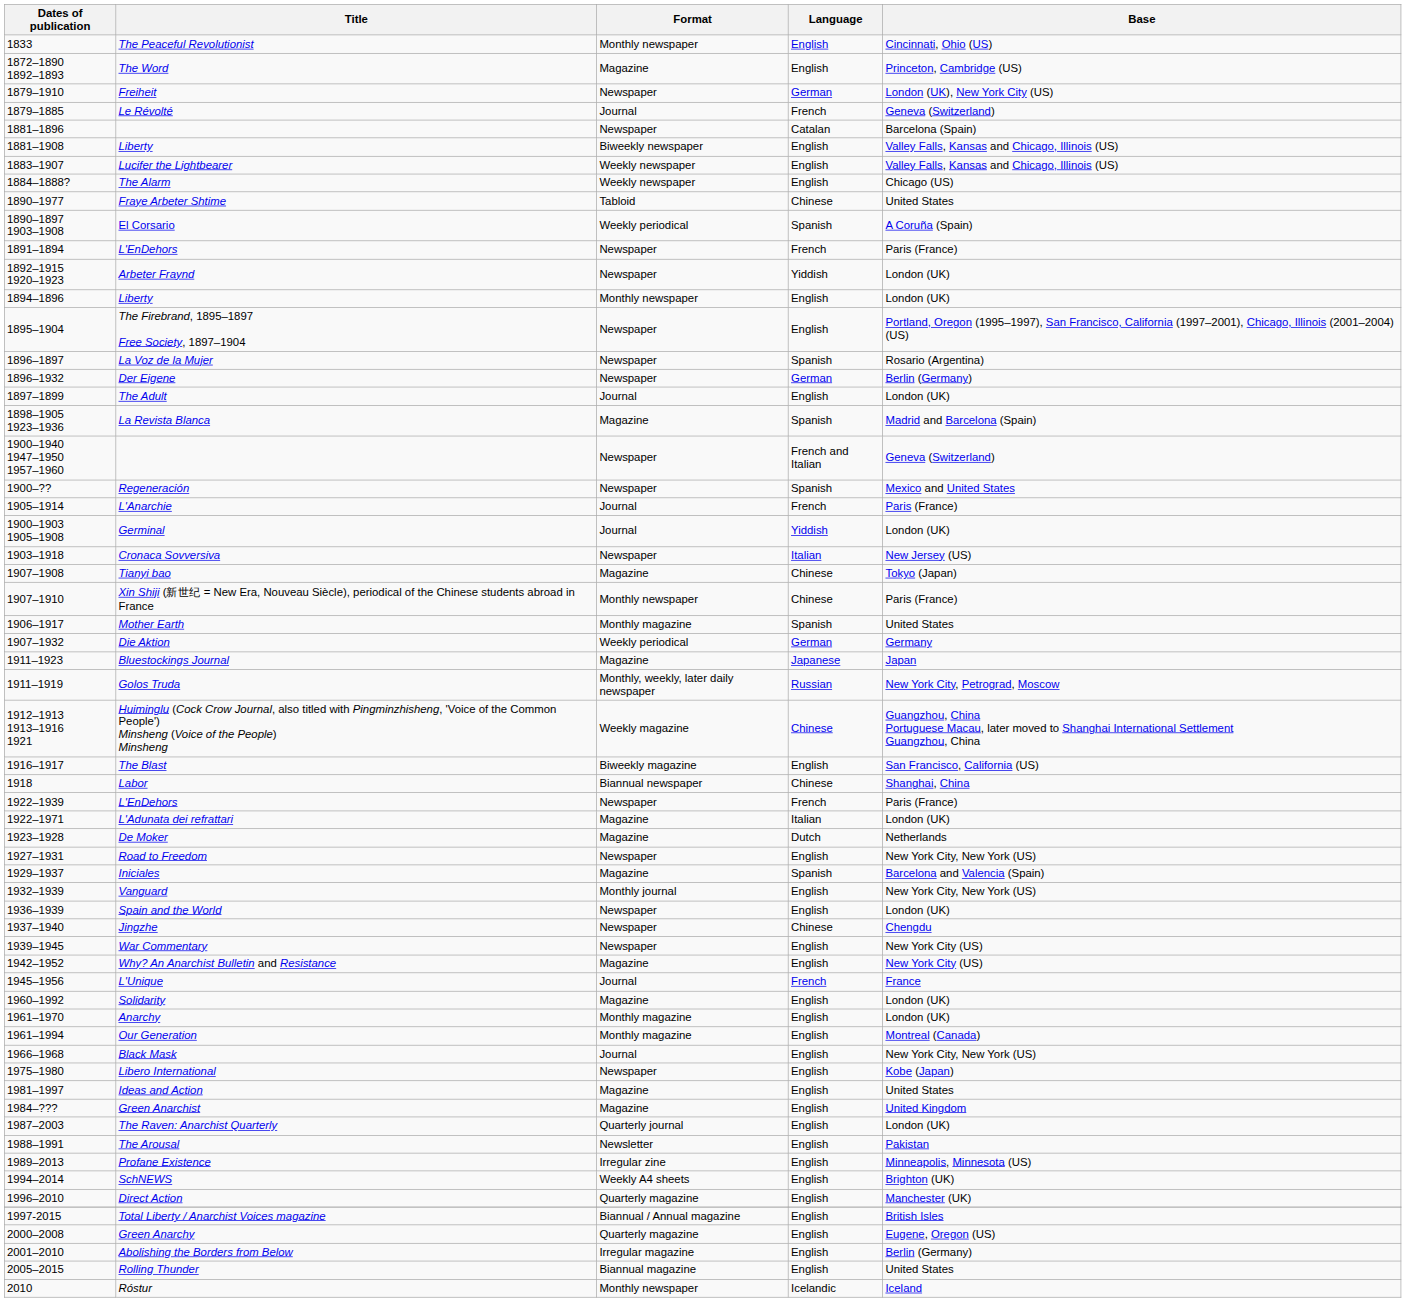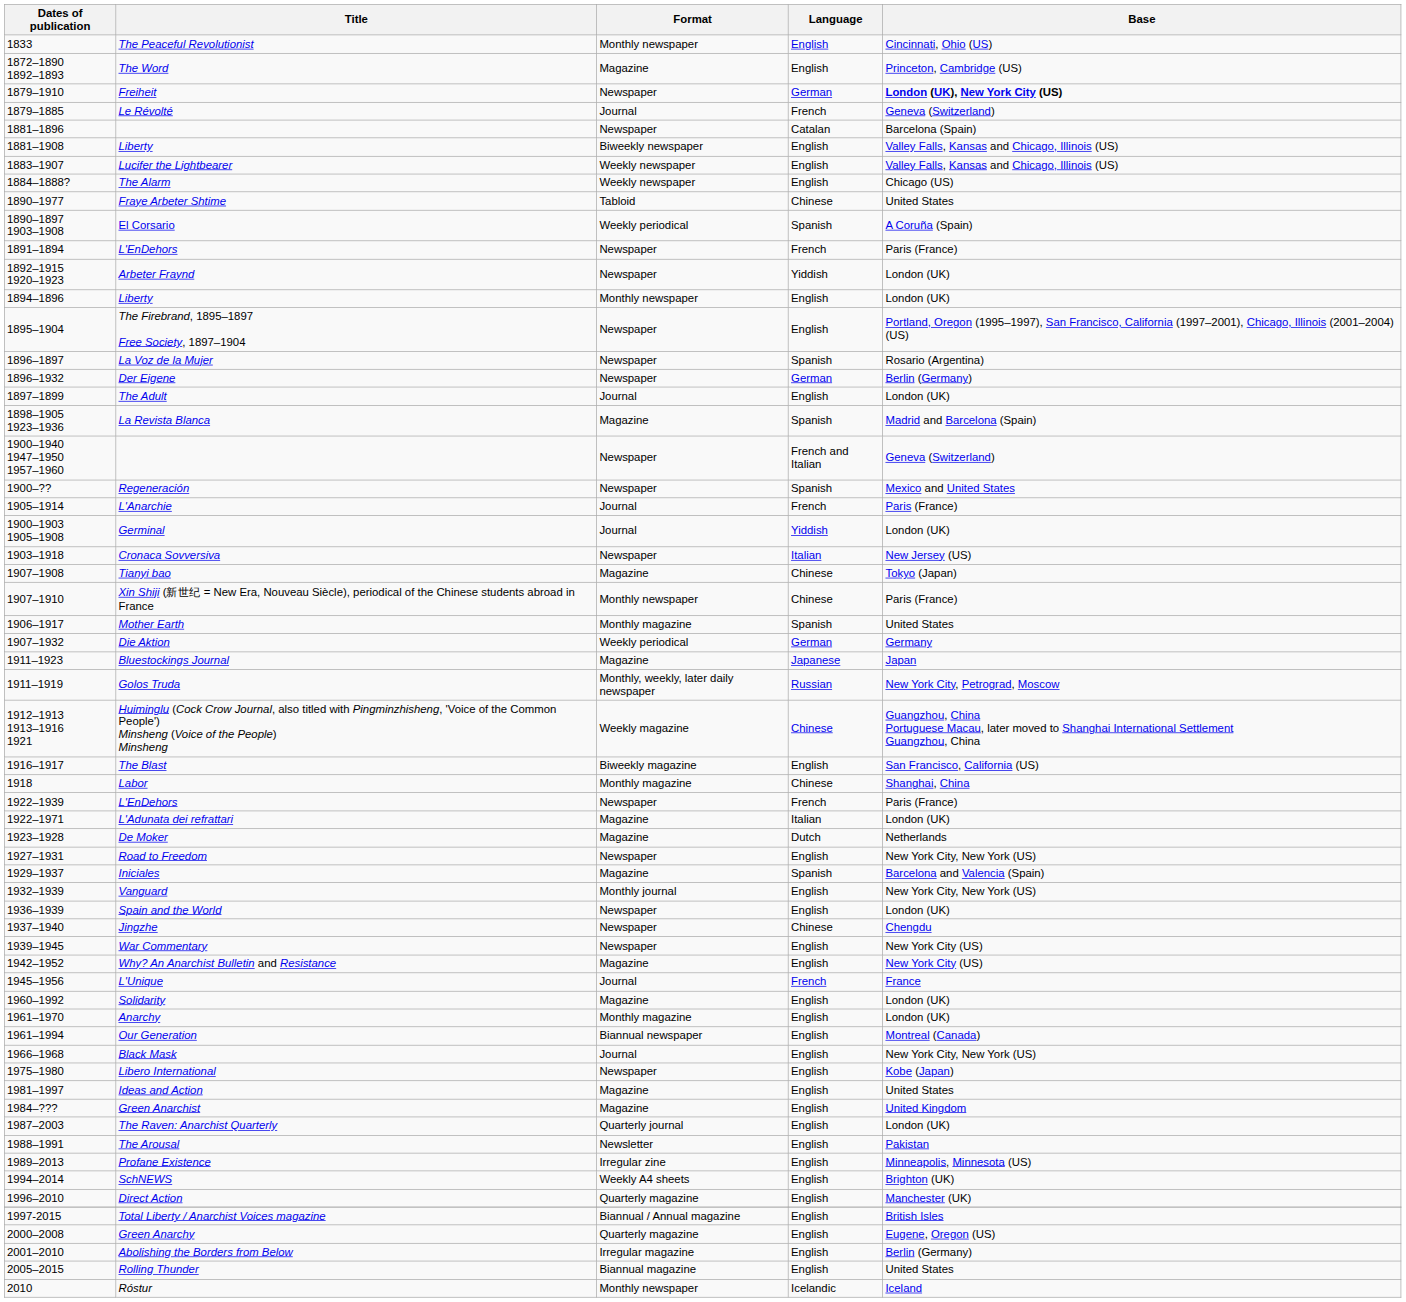(969, 93) normal -> (974, 93) bold
(651, 783) Biannual newspaper -> (645, 783) Monthly magazine
(645, 1036) Monthly magazine -> (651, 1036) Biannual newspaper
